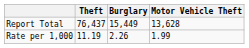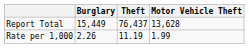columns swapped: (128, 11) <-> (91, 11)
